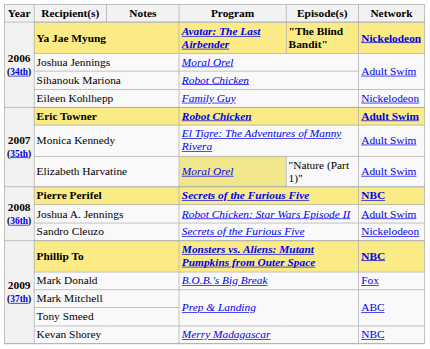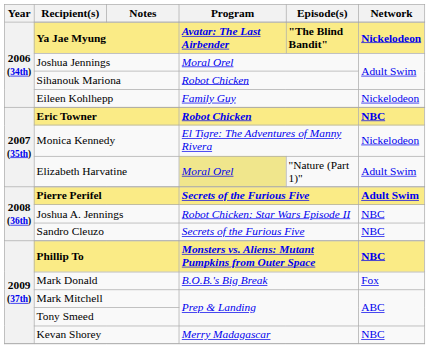(390, 116) Adult Swim -> (373, 116) NBC
(389, 140) Adult Swim -> (390, 140) Nickelodeon
(373, 195) NBC -> (390, 195) Adult Swim
(389, 213) Adult Swim -> (373, 213) NBC
(390, 232) Nickelodeon -> (373, 232) NBC
